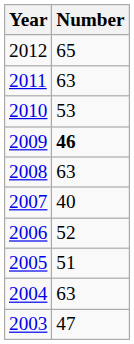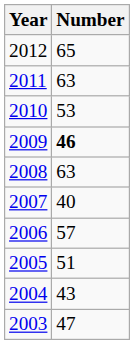(66, 232) 52 -> (66, 232) 57
(66, 293) 63 -> (66, 293) 43
